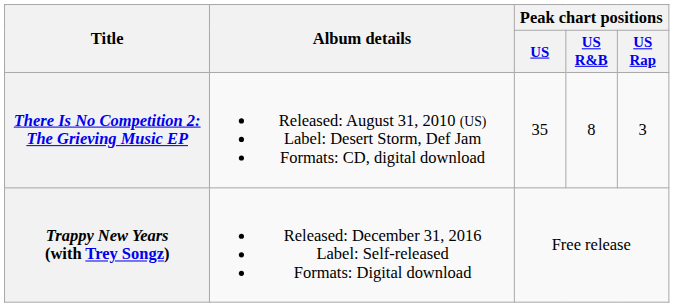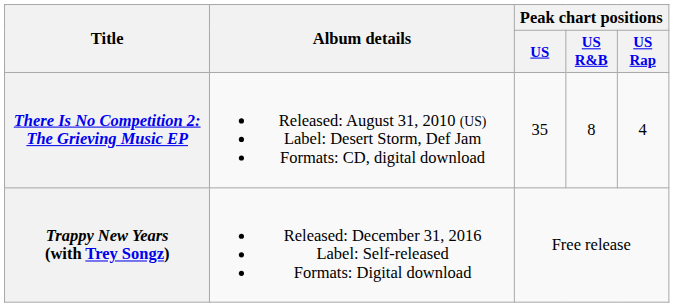(643, 129) 3 -> (643, 129) 4
